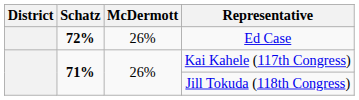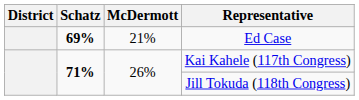(80, 38) 72% -> (80, 38) 69%
(143, 38) 26% -> (143, 38) 21%
